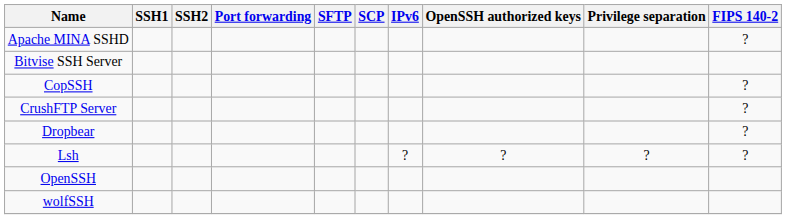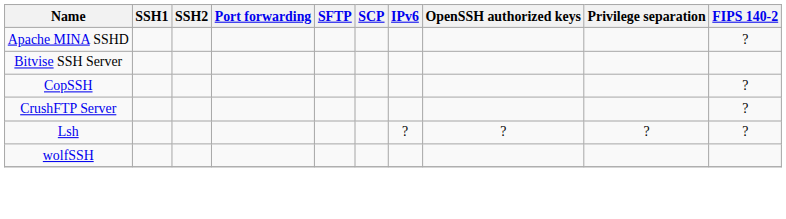- row: (68, 132)
- row: (68, 178)
